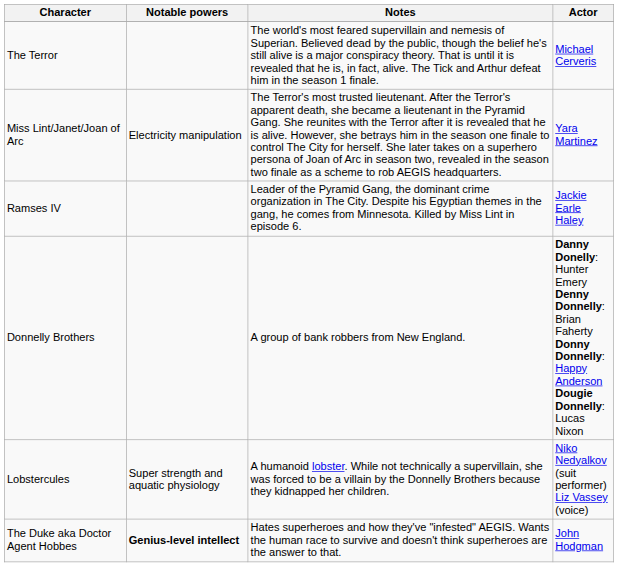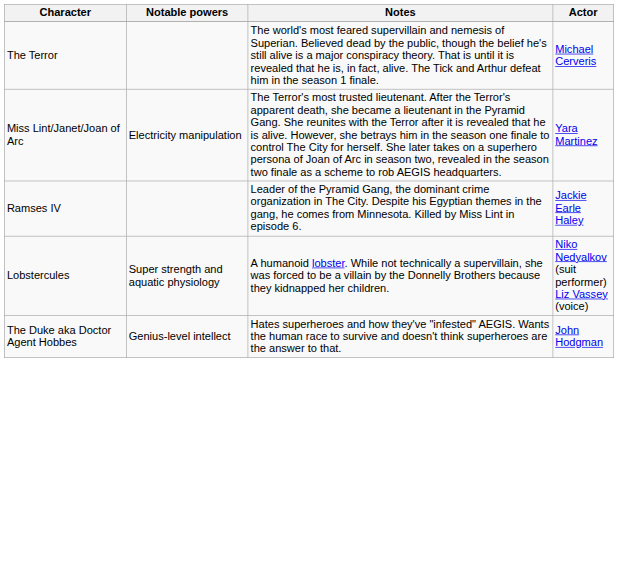- row: (51, 337)
(184, 540) bold -> (180, 336) normal
